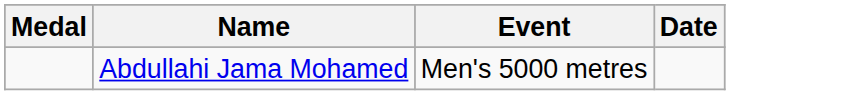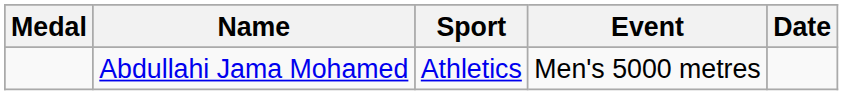+ column: (471, 26)
